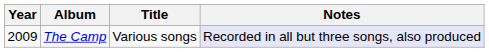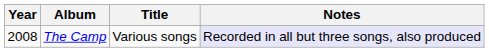(22, 36) 2009 -> (22, 36) 2008
